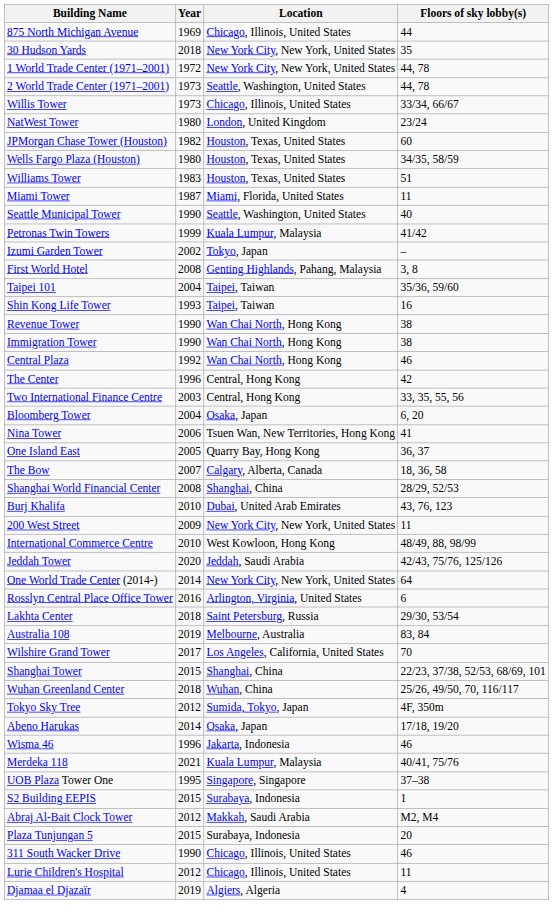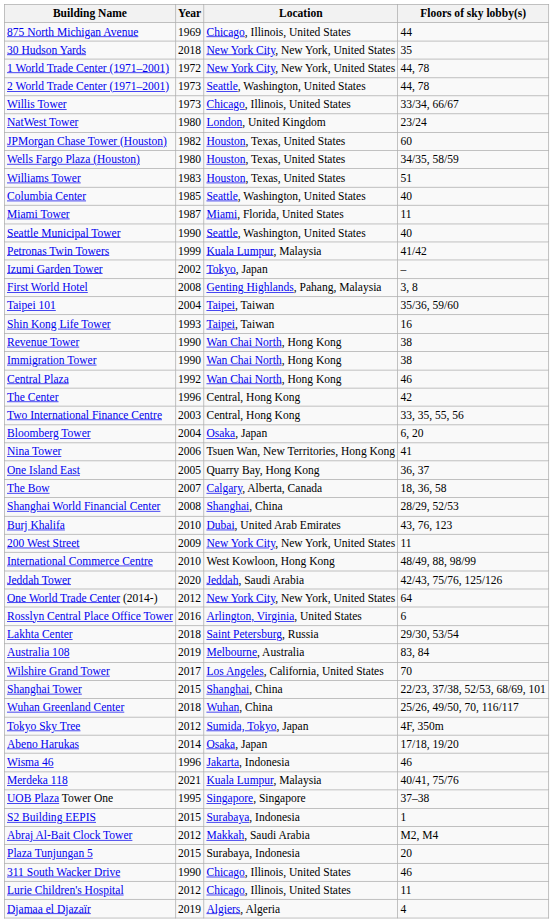+ row: (47, 196)
(190, 580) 2014 -> (190, 598) 2012
